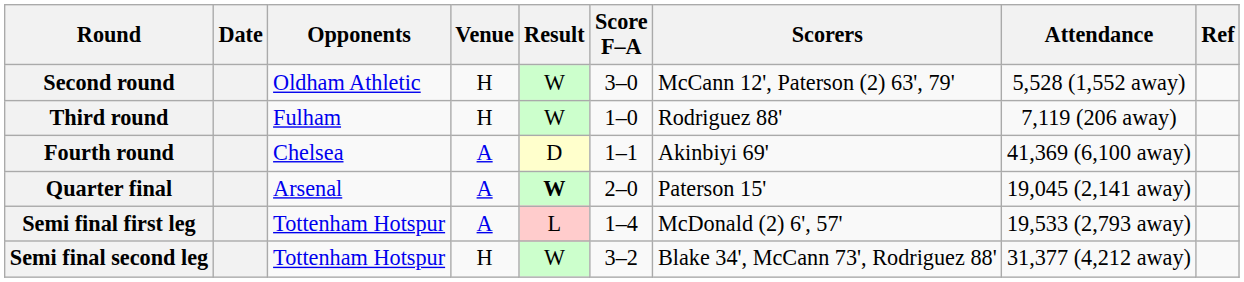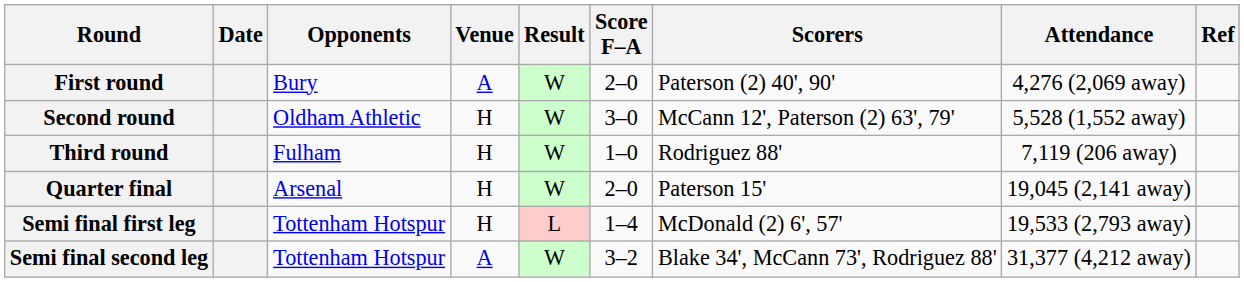+ row: (109, 82)
- row: (109, 152)
(485, 188) A -> (485, 188) H
(554, 188) bold -> (554, 188) normal
(485, 223) A -> (485, 223) H
(485, 258) H -> (485, 258) A
